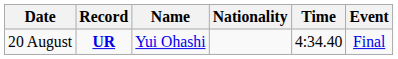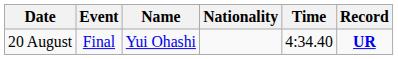columns swapped: (369, 16) <-> (104, 16)
